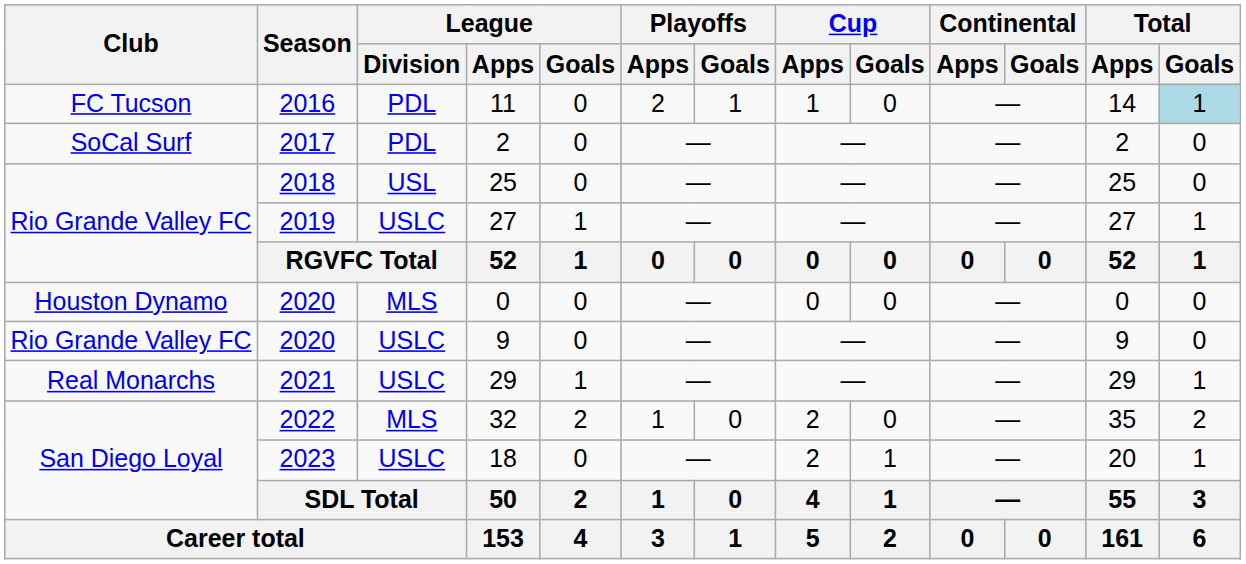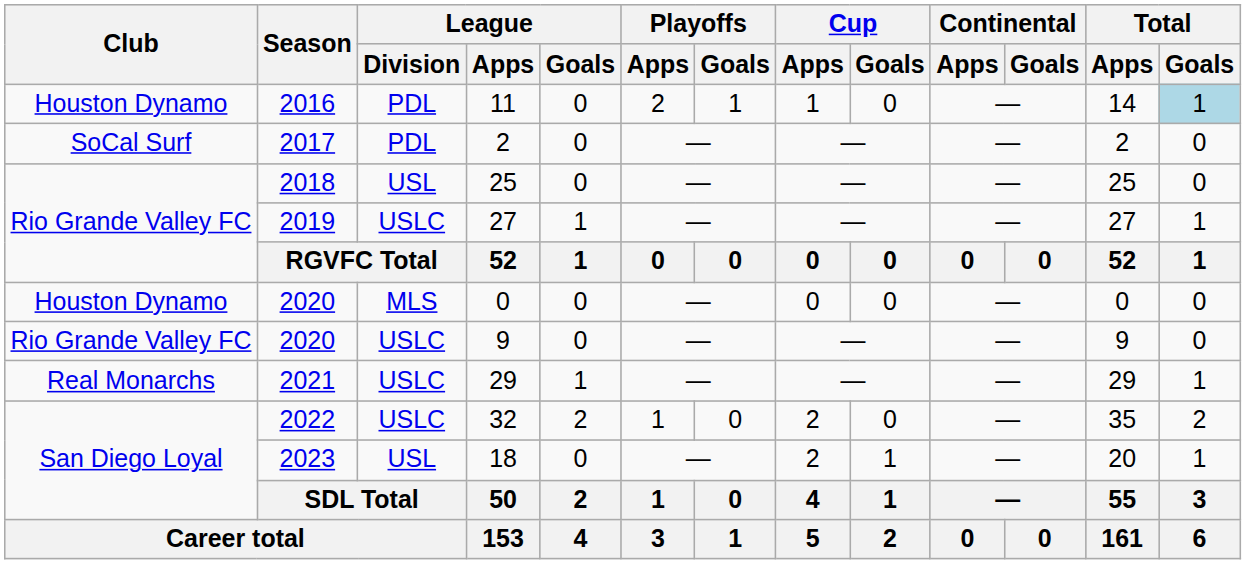(131, 103) FC Tucson -> (131, 103) Houston Dynamo
(412, 420) MLS -> (412, 420) USLC
(412, 459) USLC -> (412, 459) USL
